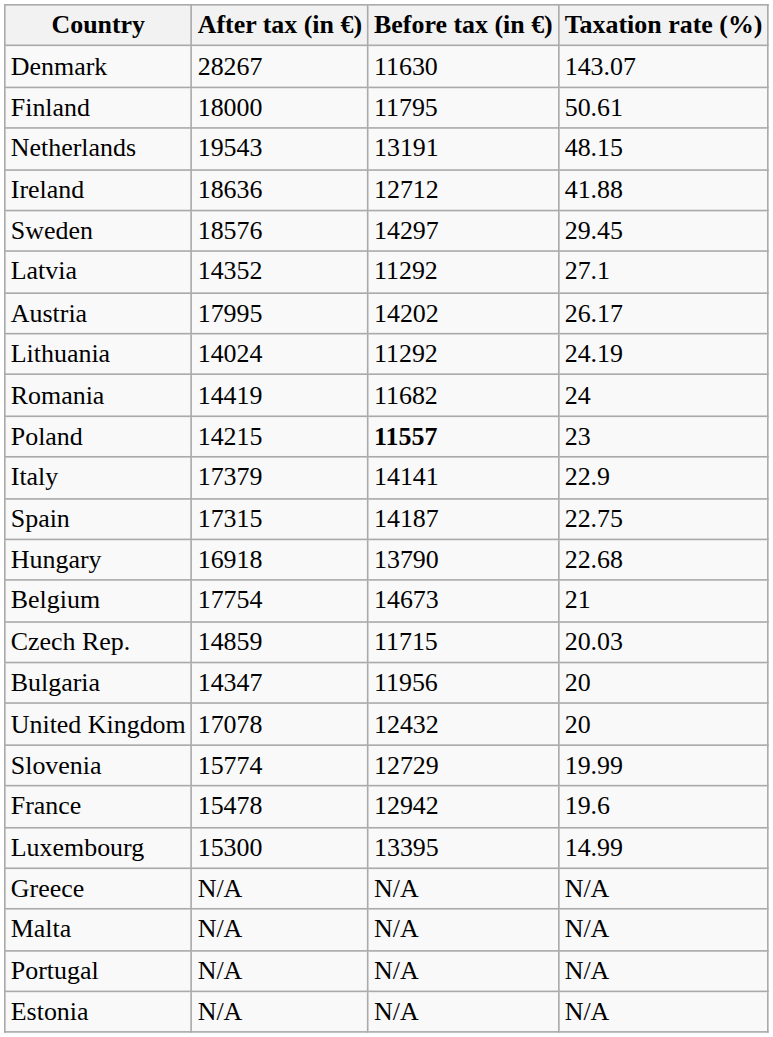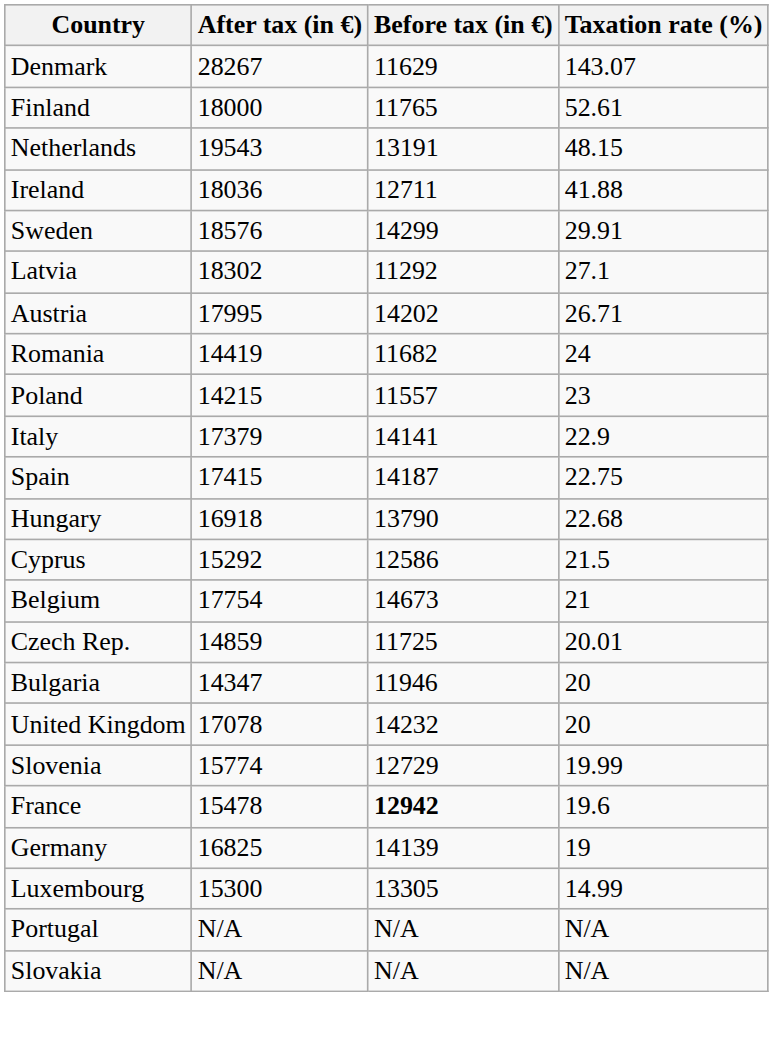(406, 66) 11630 -> (406, 66) 11629
(406, 107) 11795 -> (406, 107) 11765
(594, 107) 50.61 -> (594, 107) 52.61
(230, 189) 18636 -> (230, 189) 18036
(406, 189) 12712 -> (406, 189) 12711
(406, 230) 14297 -> (406, 230) 14299
(594, 230) 29.45 -> (594, 230) 29.91
(230, 271) 14352 -> (230, 271) 18302
(594, 312) 26.17 -> (594, 312) 26.71
- row: (60, 353)
(406, 436) bold -> (406, 395) normal
(230, 518) 17315 -> (230, 477) 17415
+ row: (48, 559)
(406, 641) 11715 -> (406, 641) 11725
(594, 641) 20.03 -> (594, 641) 20.01
(406, 682) 11956 -> (406, 682) 11946
(406, 723) 12432 -> (406, 723) 14232
(406, 806) normal -> (406, 806) bold
+ row: (59, 847)
(406, 847) 13395 -> (406, 888) 13305
- row: (47, 888)
- row: (41, 929)
+ row: (56, 970)
- row: (50, 1011)
